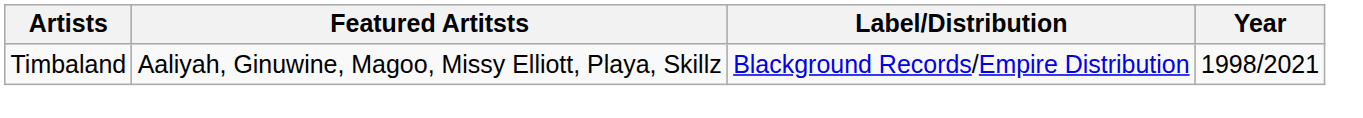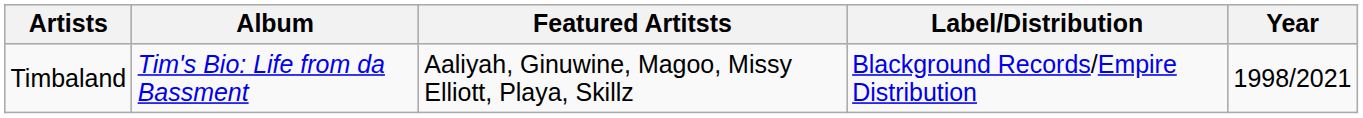+ column: (275, 24)
